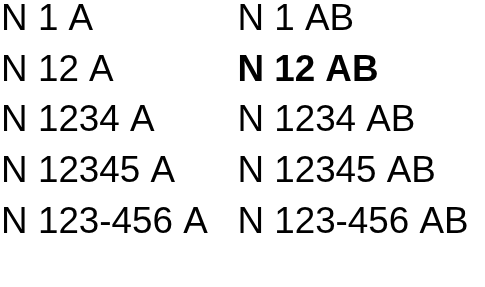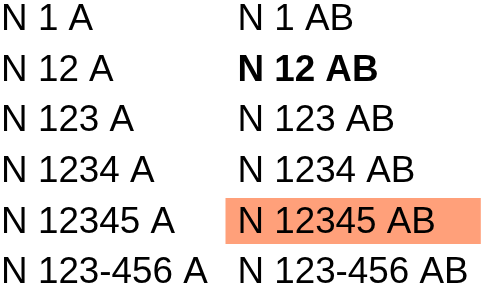+ row: (68, 119)
(337, 169) no background -> (337, 220) lightsalmon background
